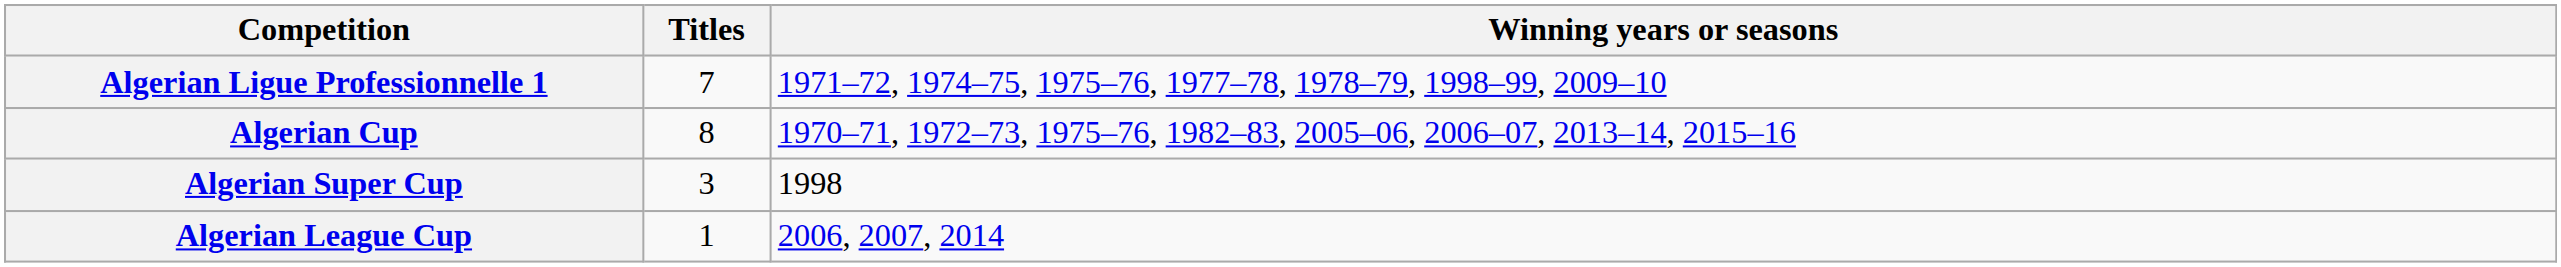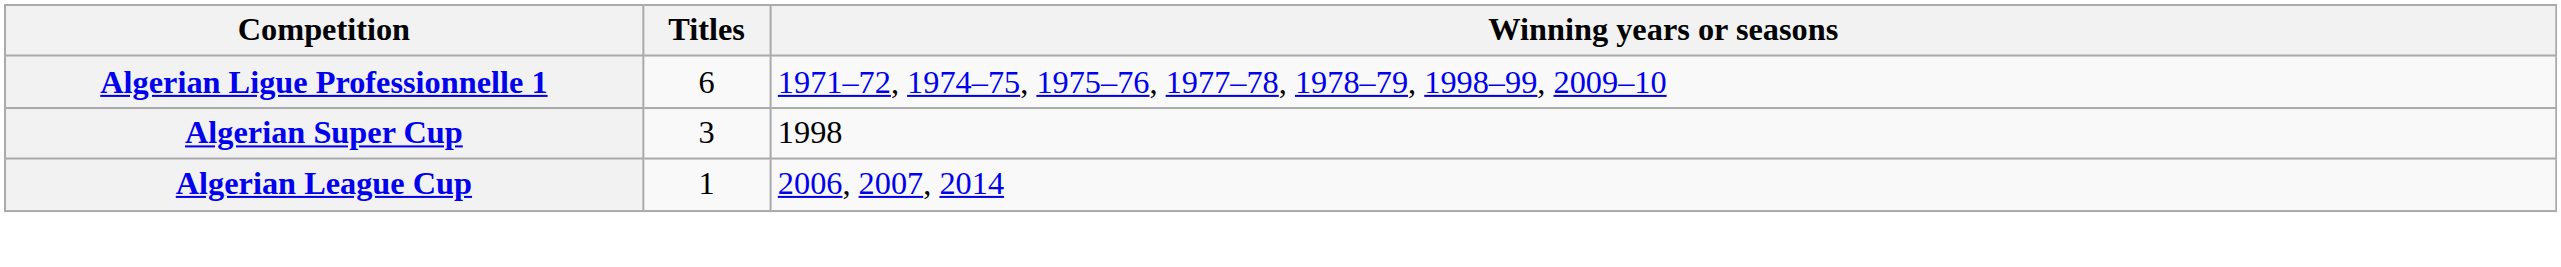(707, 81) 7 -> (707, 81) 6
- row: (324, 132)
